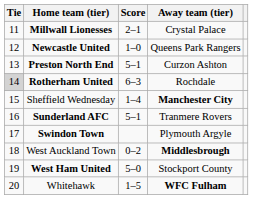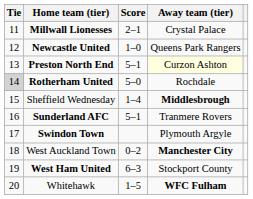(195, 64) no background -> (195, 64) lightyellow background
(133, 81) 6–3 -> (133, 81) 5–0
(195, 99) Manchester City -> (195, 99) Middlesbrough
(195, 150) Middlesbrough -> (195, 150) Manchester City
(133, 168) 5–0 -> (133, 168) 6–3
